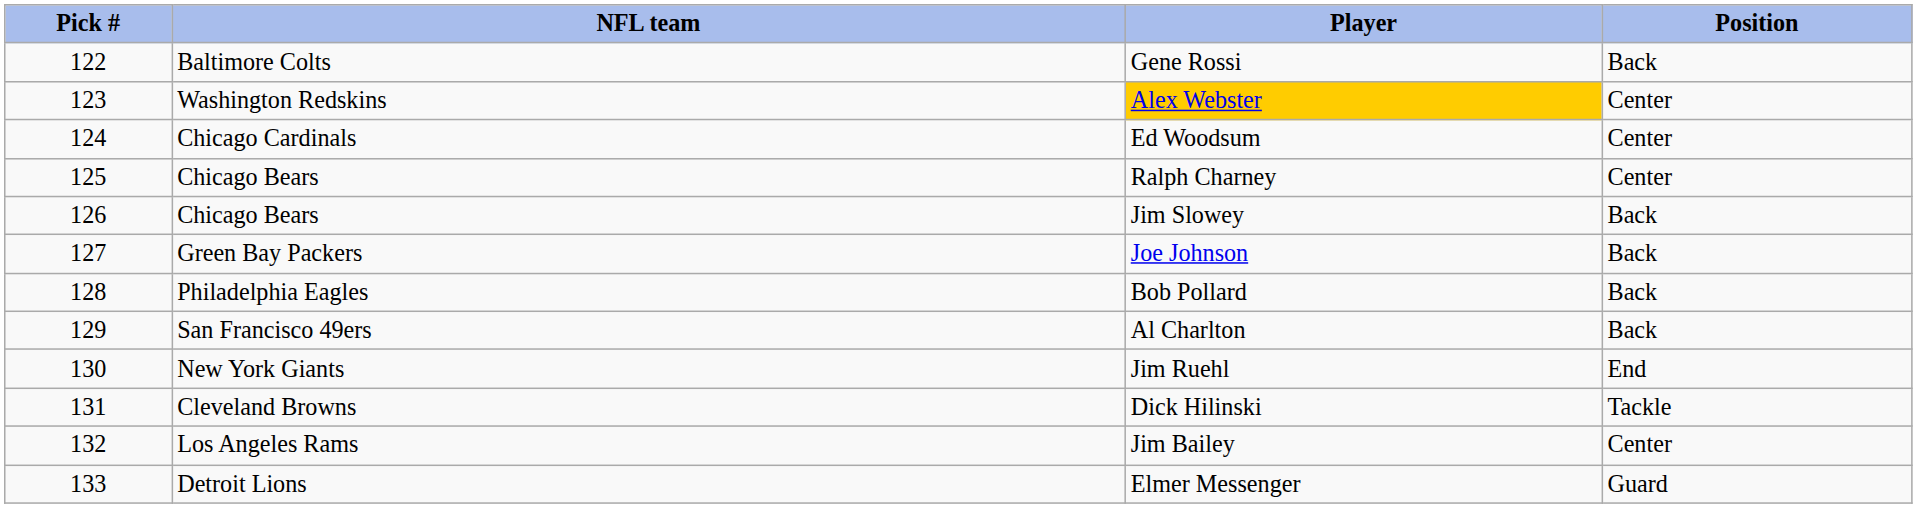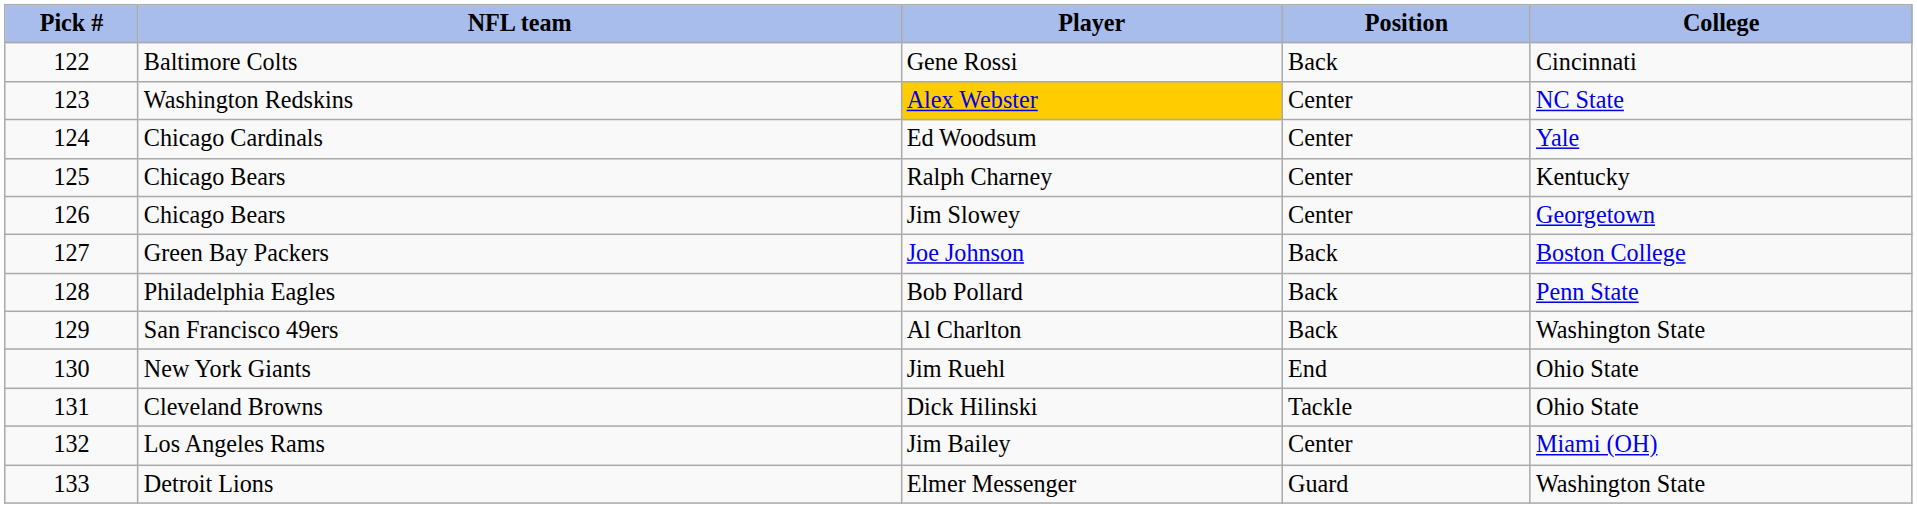+ column: (1721, 23)
(1632, 215) Back -> (1320, 215) Center
